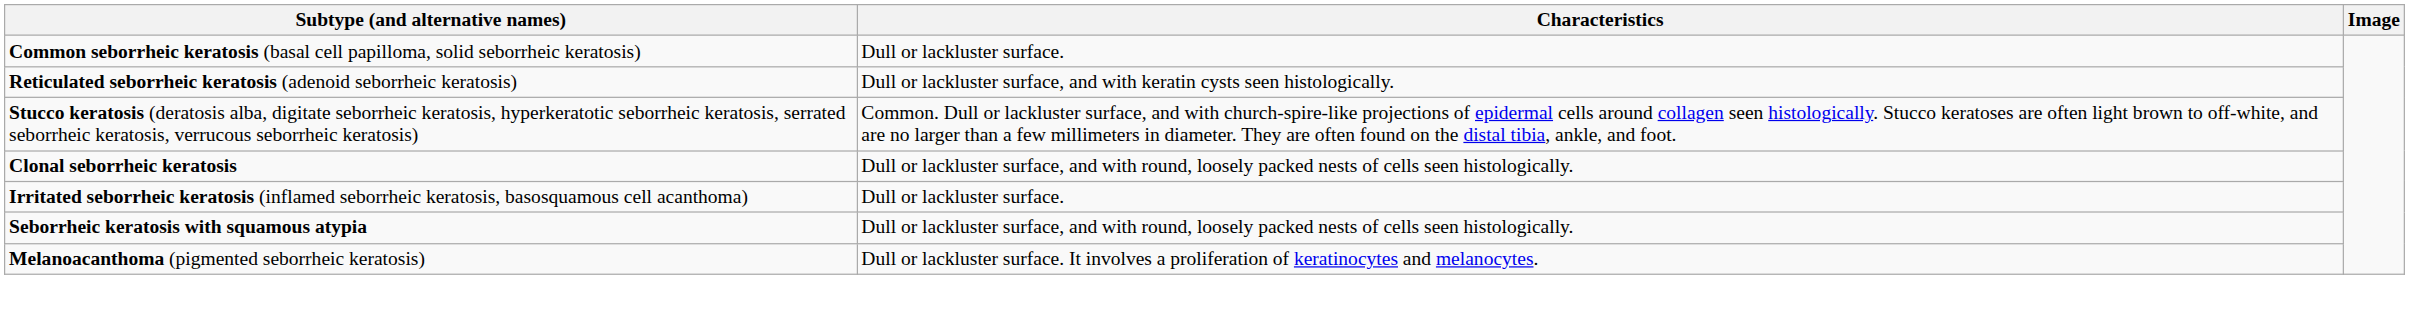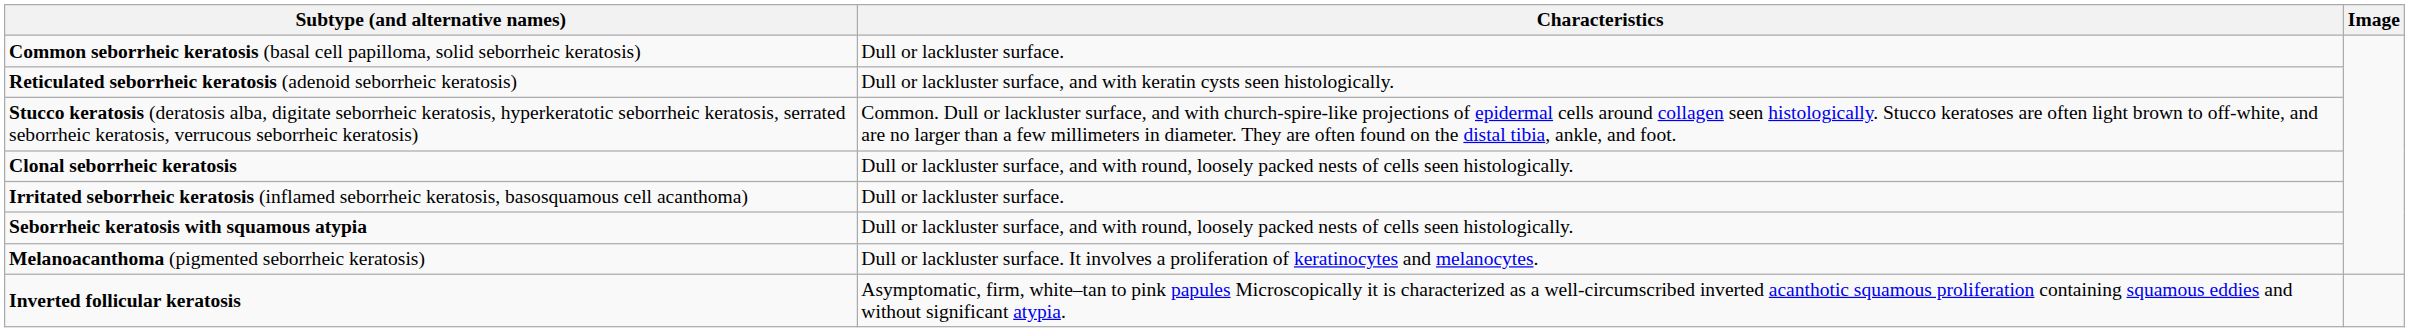+ row: (125, 300)
